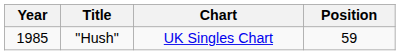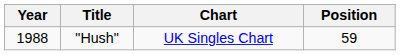(32, 38) 1985 -> (32, 38) 1988
